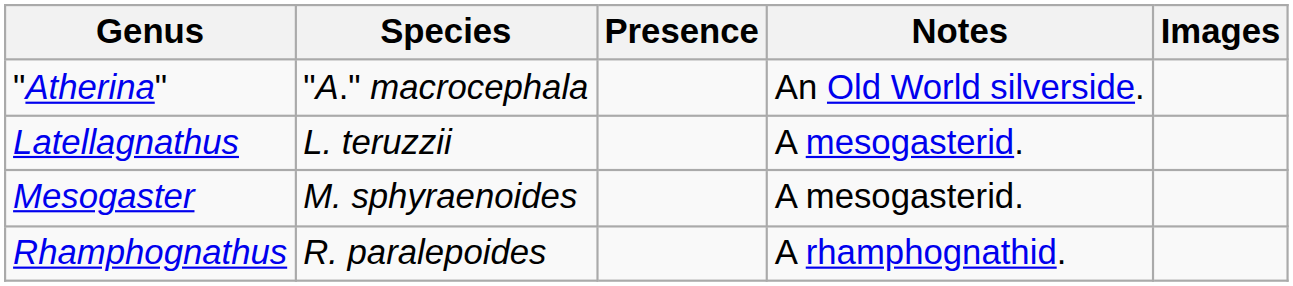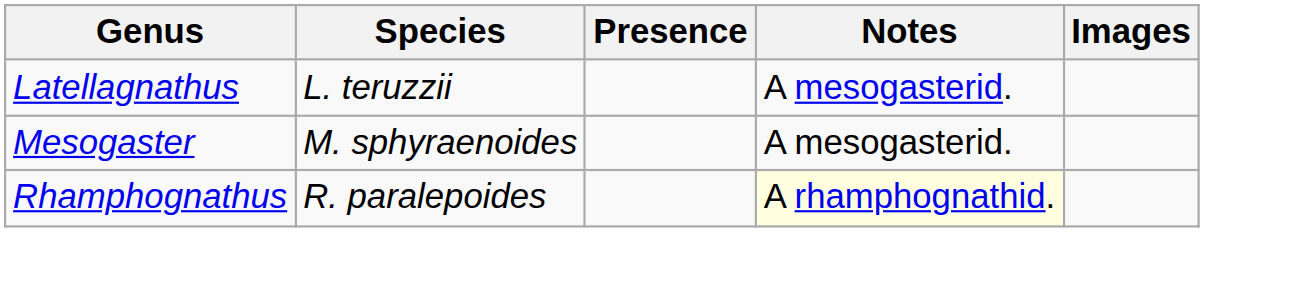- row: (90, 87)
(921, 252) no background -> (909, 197) lightyellow background
